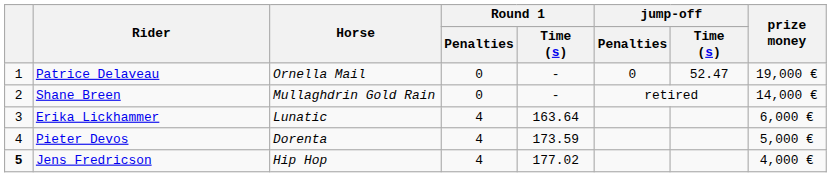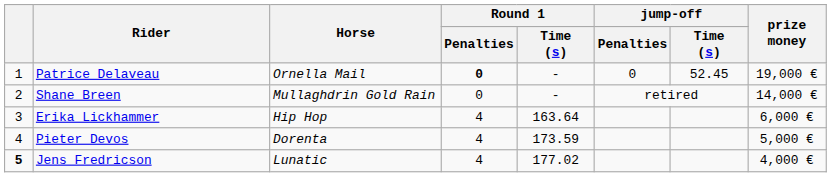(479, 74) normal -> (479, 74) bold
(709, 74) 52.47 -> (709, 74) 52.45
(300, 117) Lunatic -> (300, 117) Hip Hop
(300, 160) Hip Hop -> (300, 160) Lunatic
